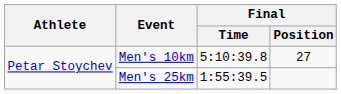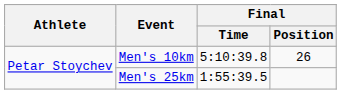(303, 57) 27 -> (303, 57) 26
